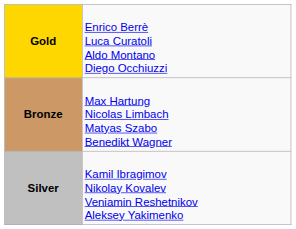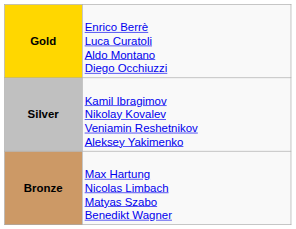rows swapped: (43, 187) <-> (43, 114)
